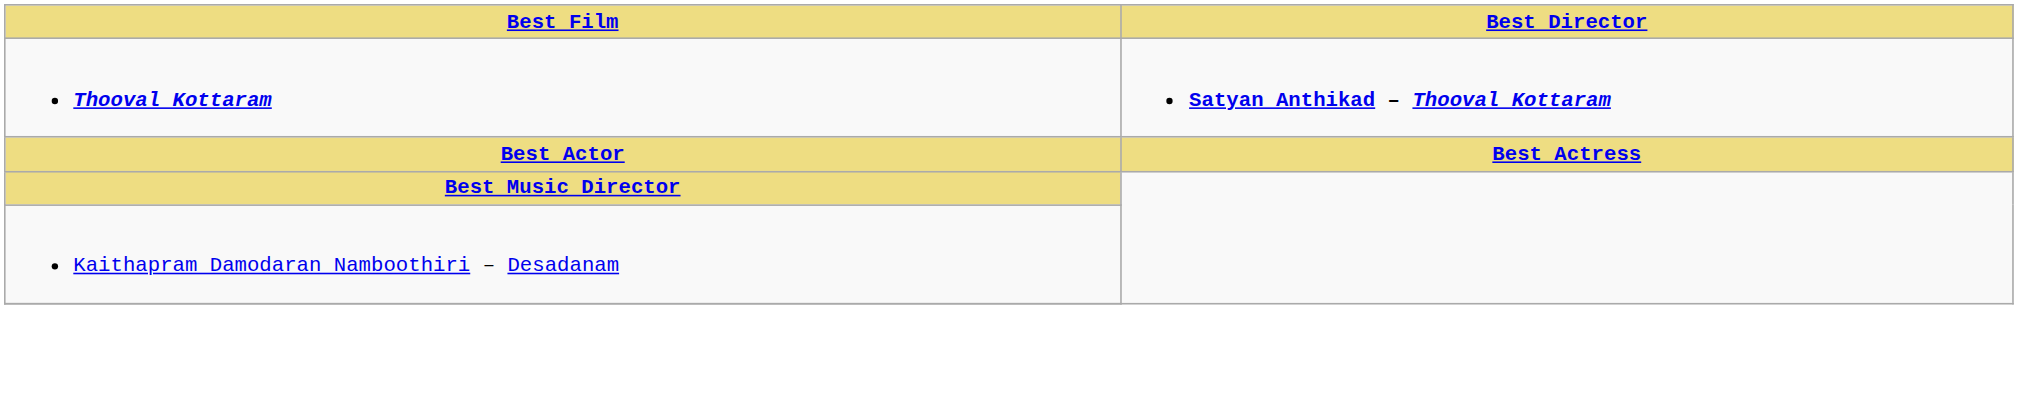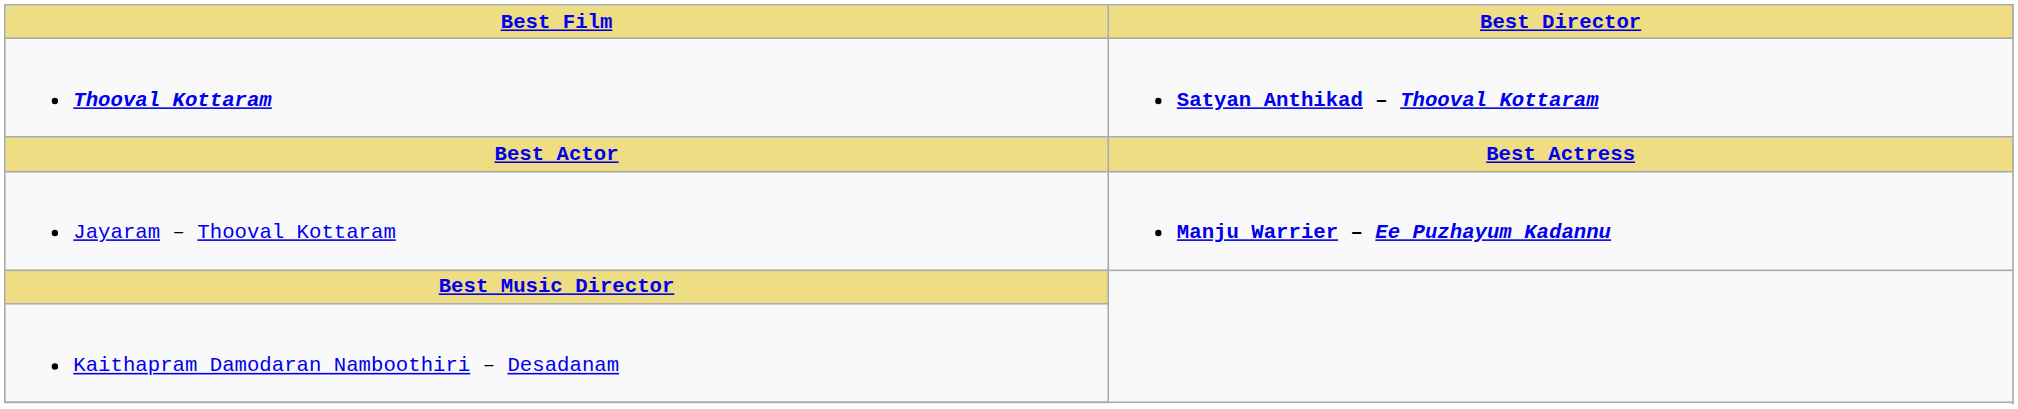+ row: (557, 232)
